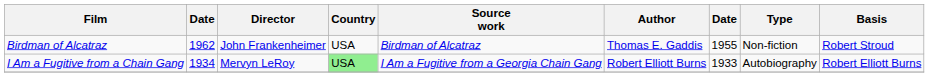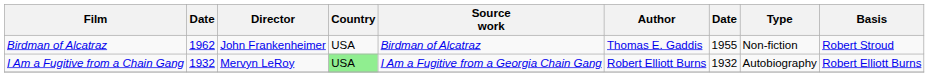(202, 63) 1934 -> (202, 63) 1932
(724, 63) 1933 -> (724, 63) 1932
